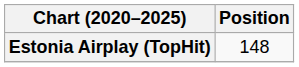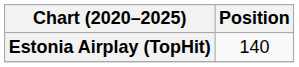(254, 47) 148 -> (254, 47) 140
